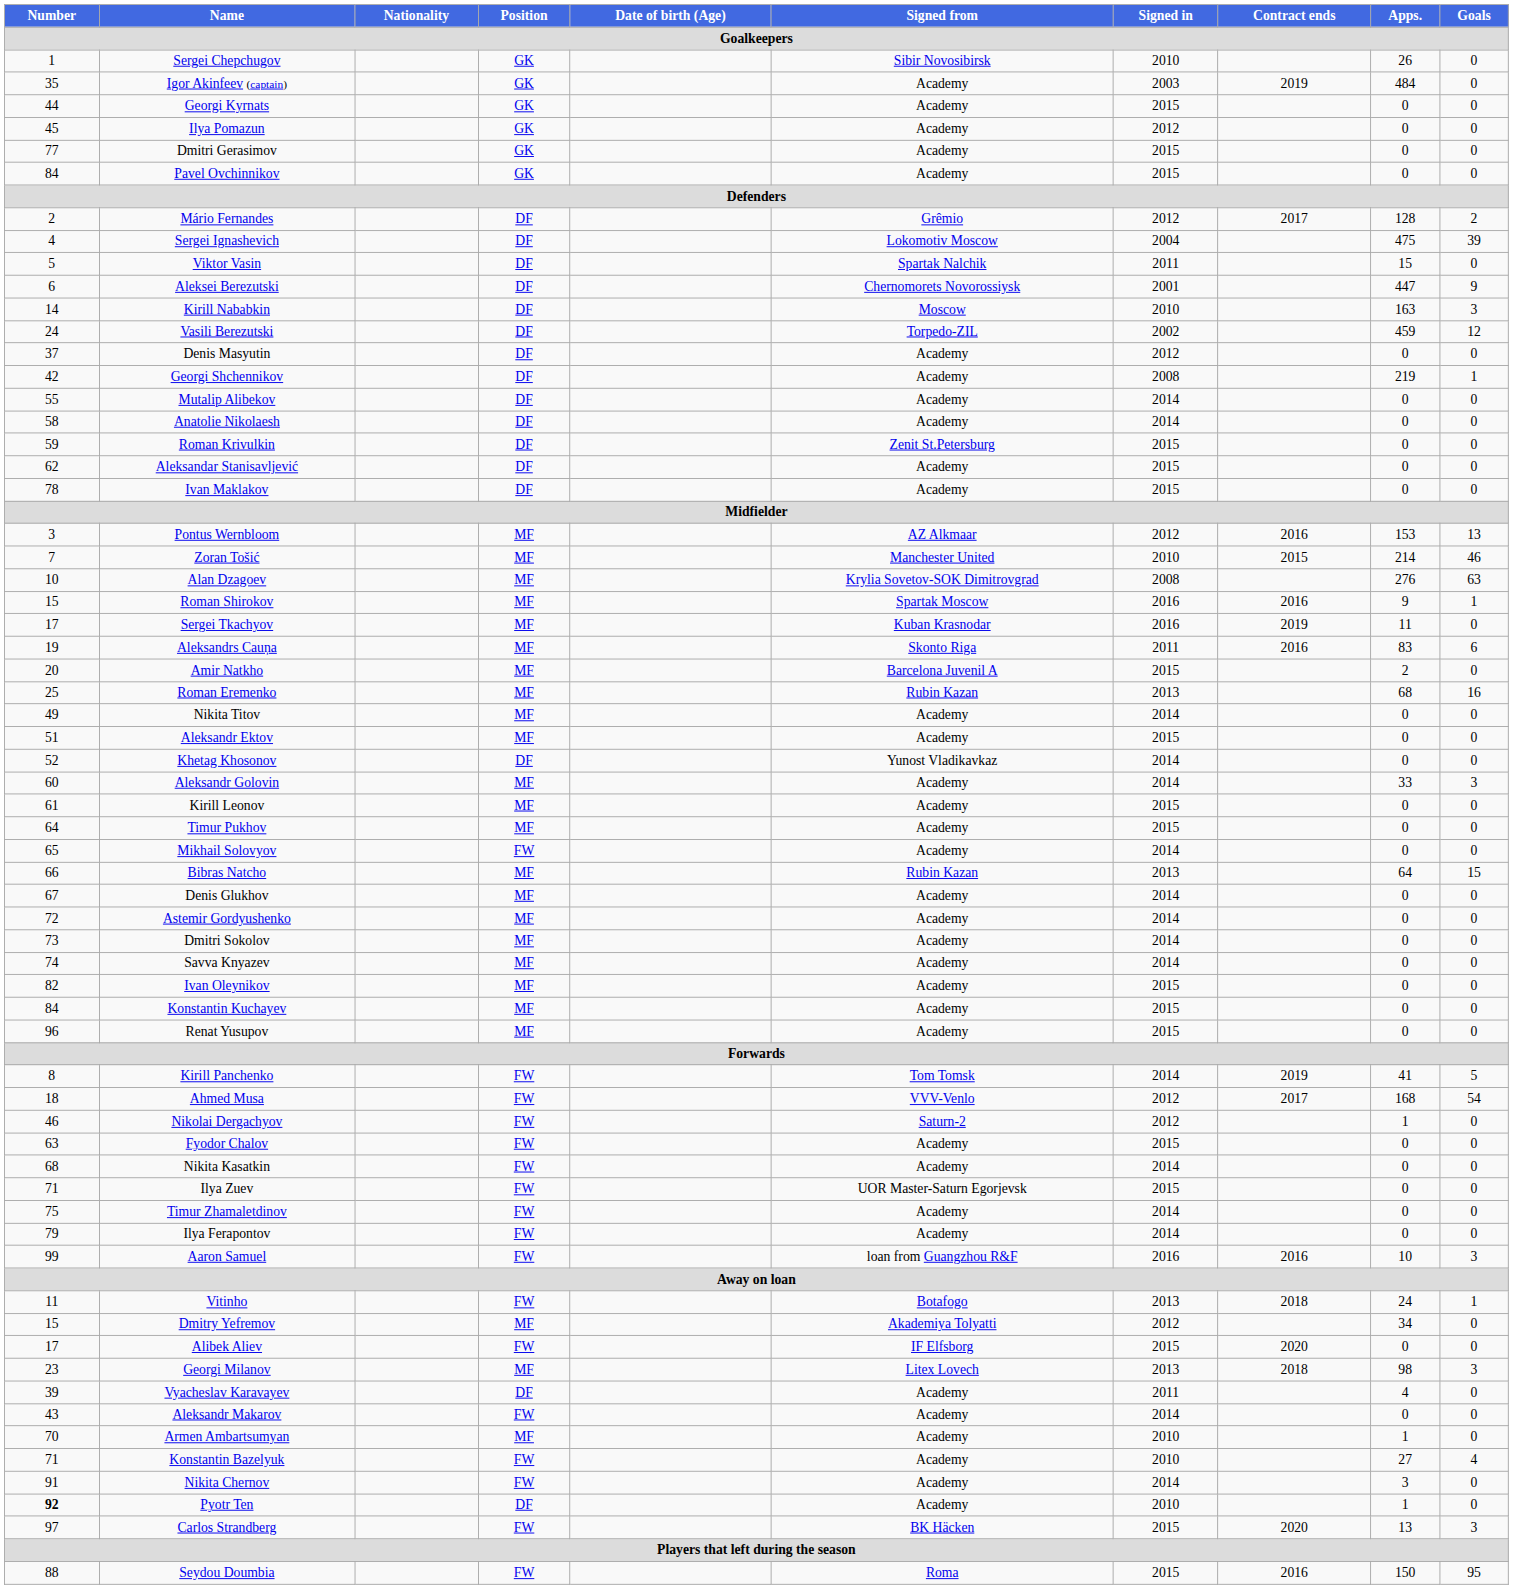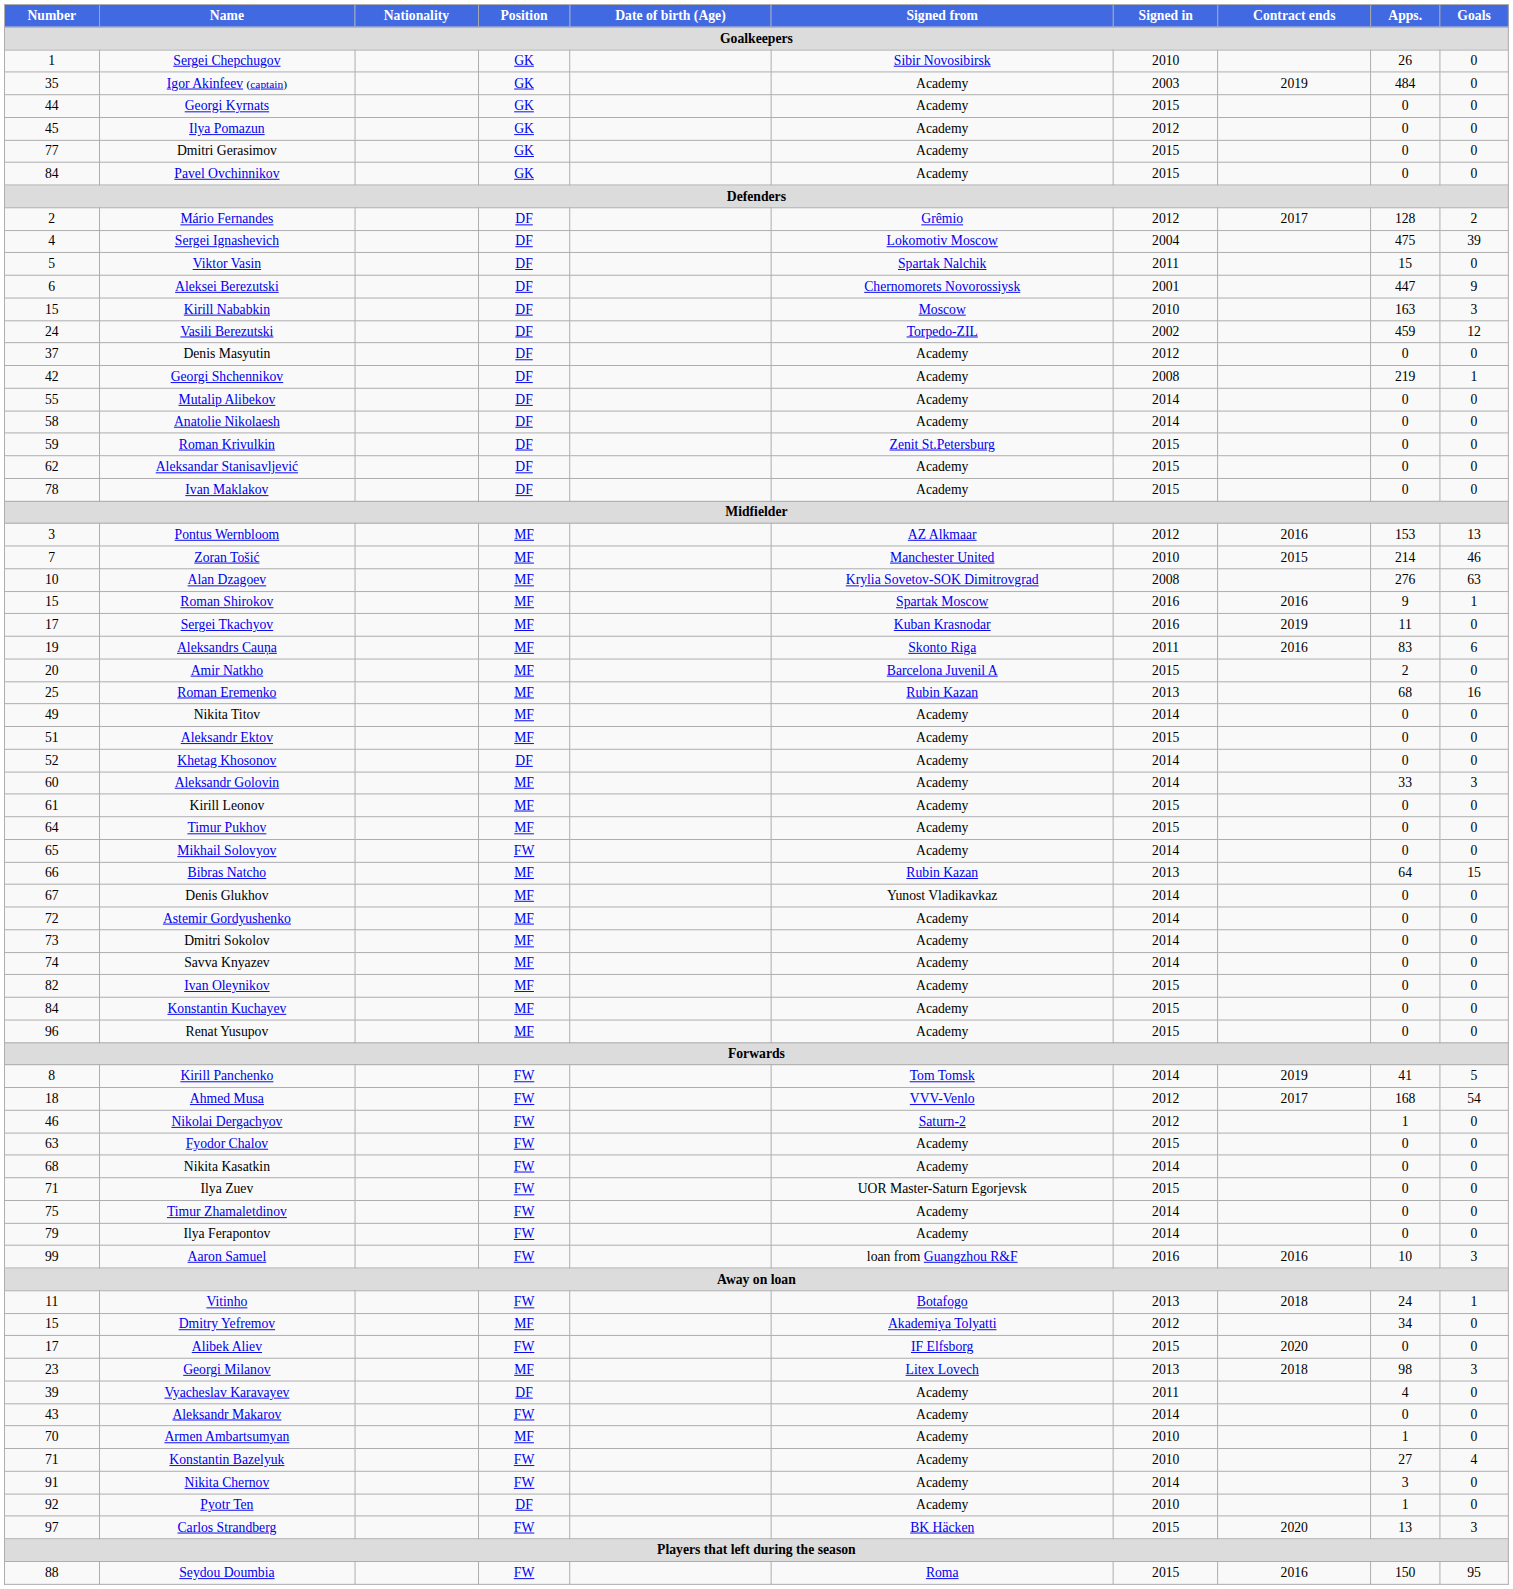(52, 309) 14 -> (52, 309) 15
(942, 760) Yunost Vladikavkaz -> (942, 760) Academy
(942, 896) Academy -> (942, 896) Yunost Vladikavkaz
(52, 1505) bold -> (52, 1505) normal
